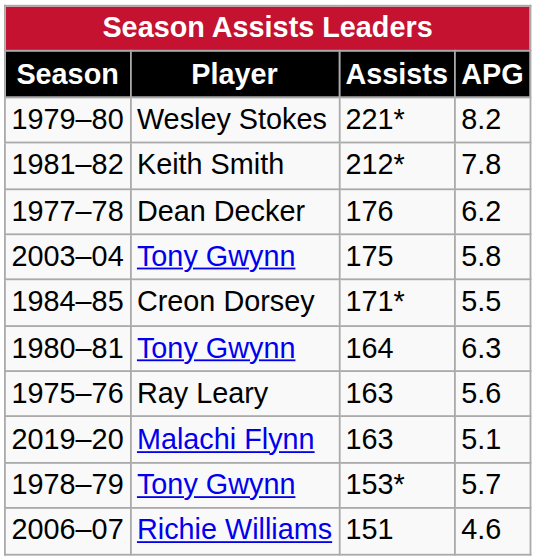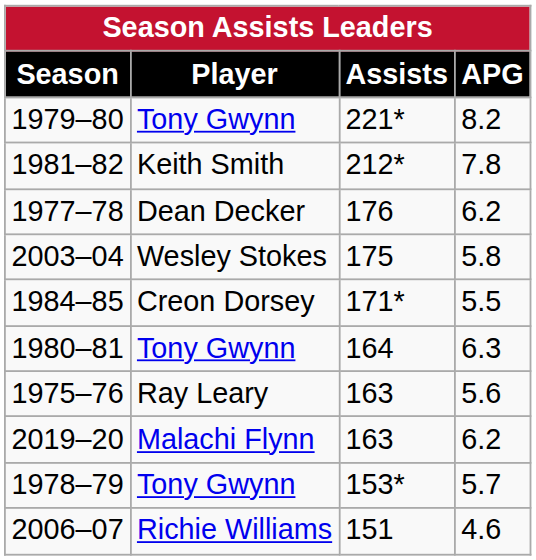(232, 119) Wesley Stokes -> (216, 119) Tony Gwynn
(216, 256) Tony Gwynn -> (232, 256) Wesley Stokes
(481, 439) 5.1 -> (481, 439) 6.2
